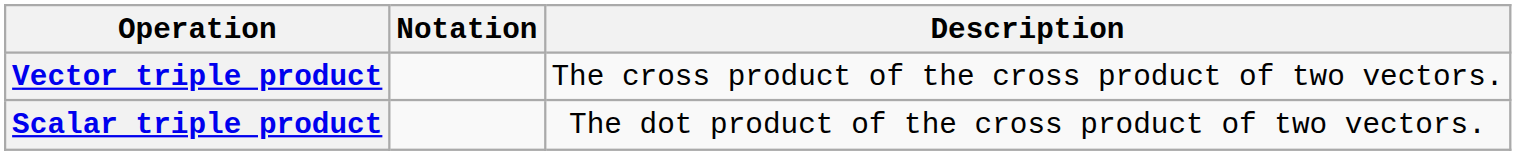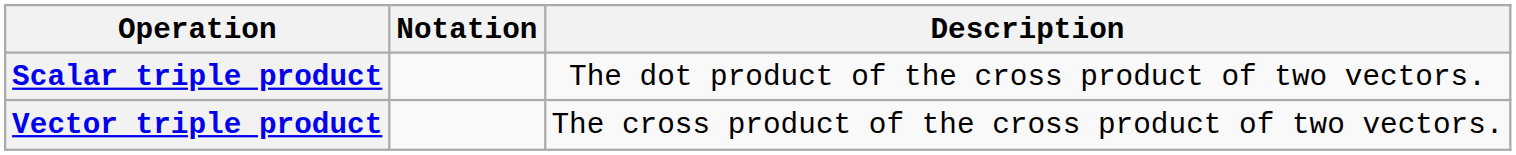rows swapped: (197, 125) <-> (197, 77)
